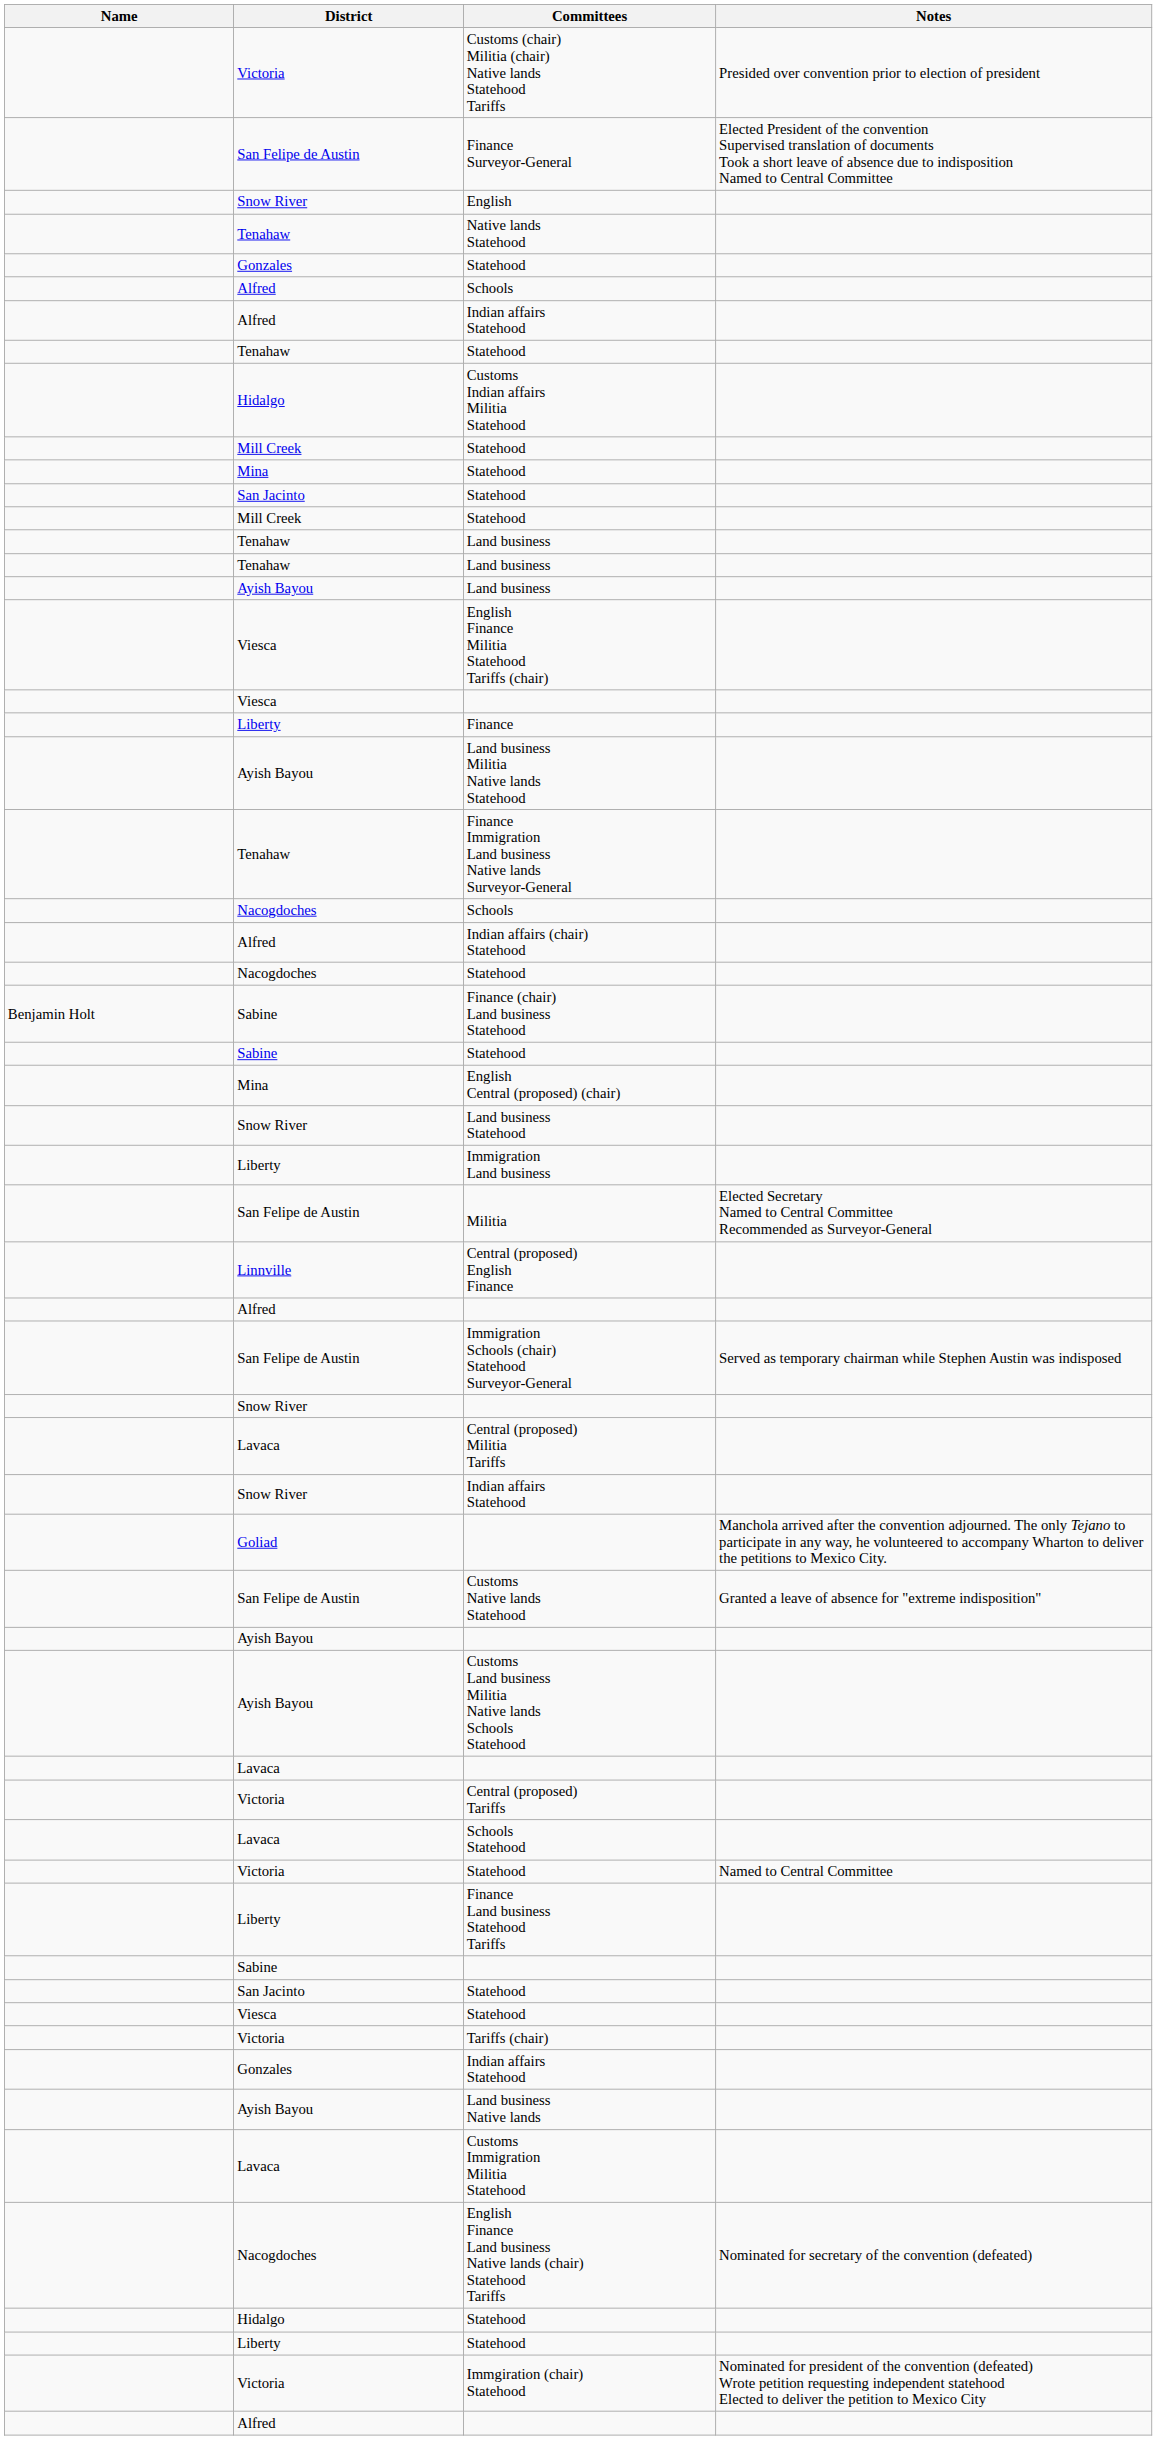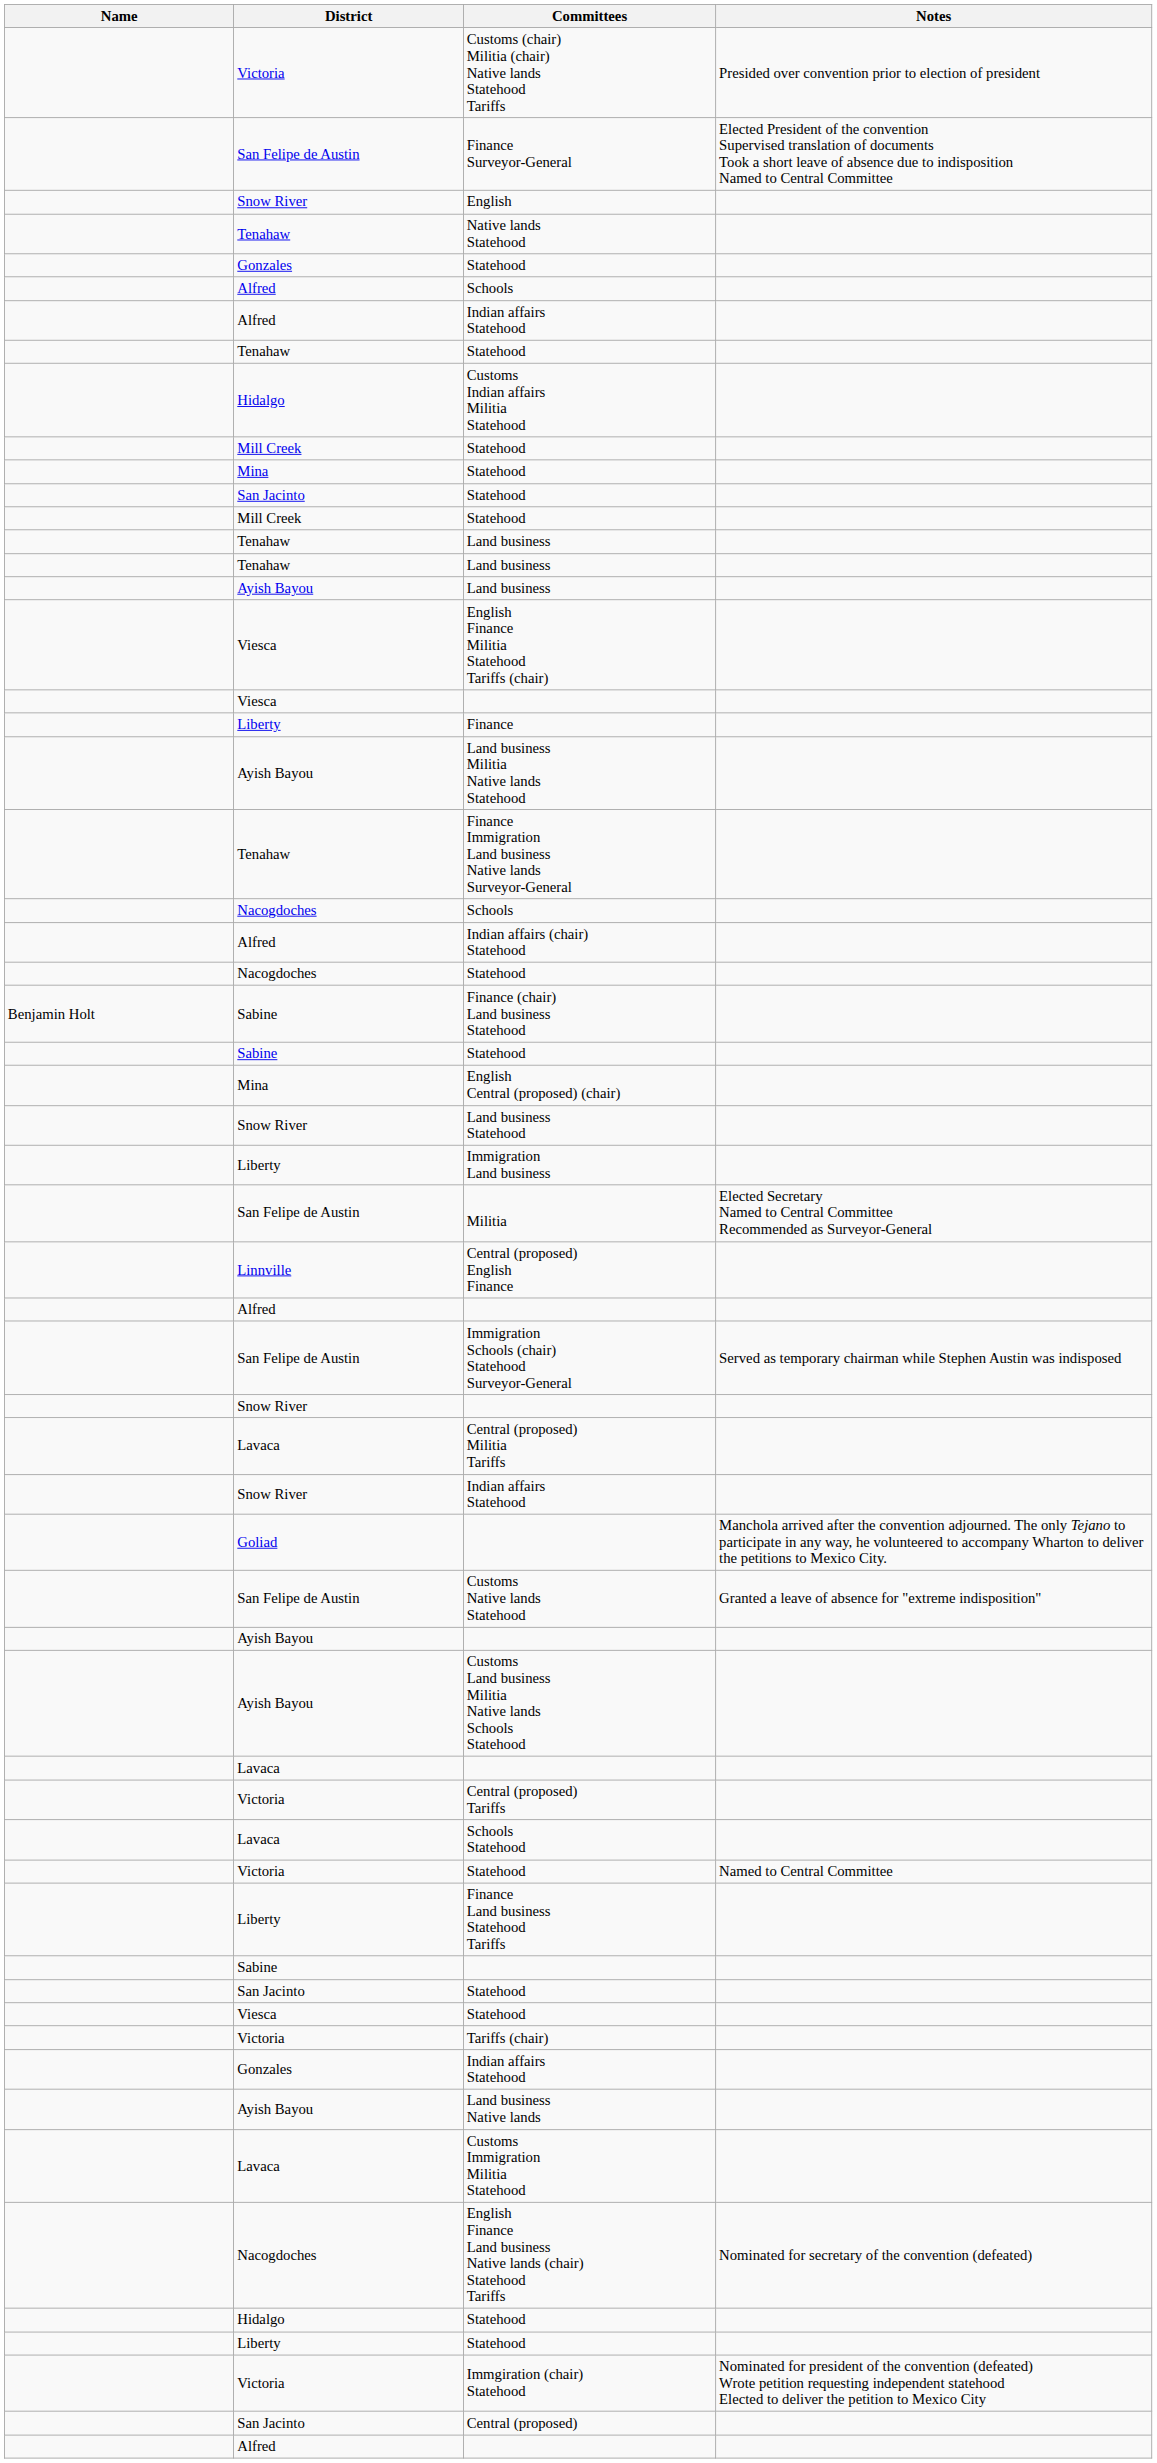+ row: (271, 2423)
